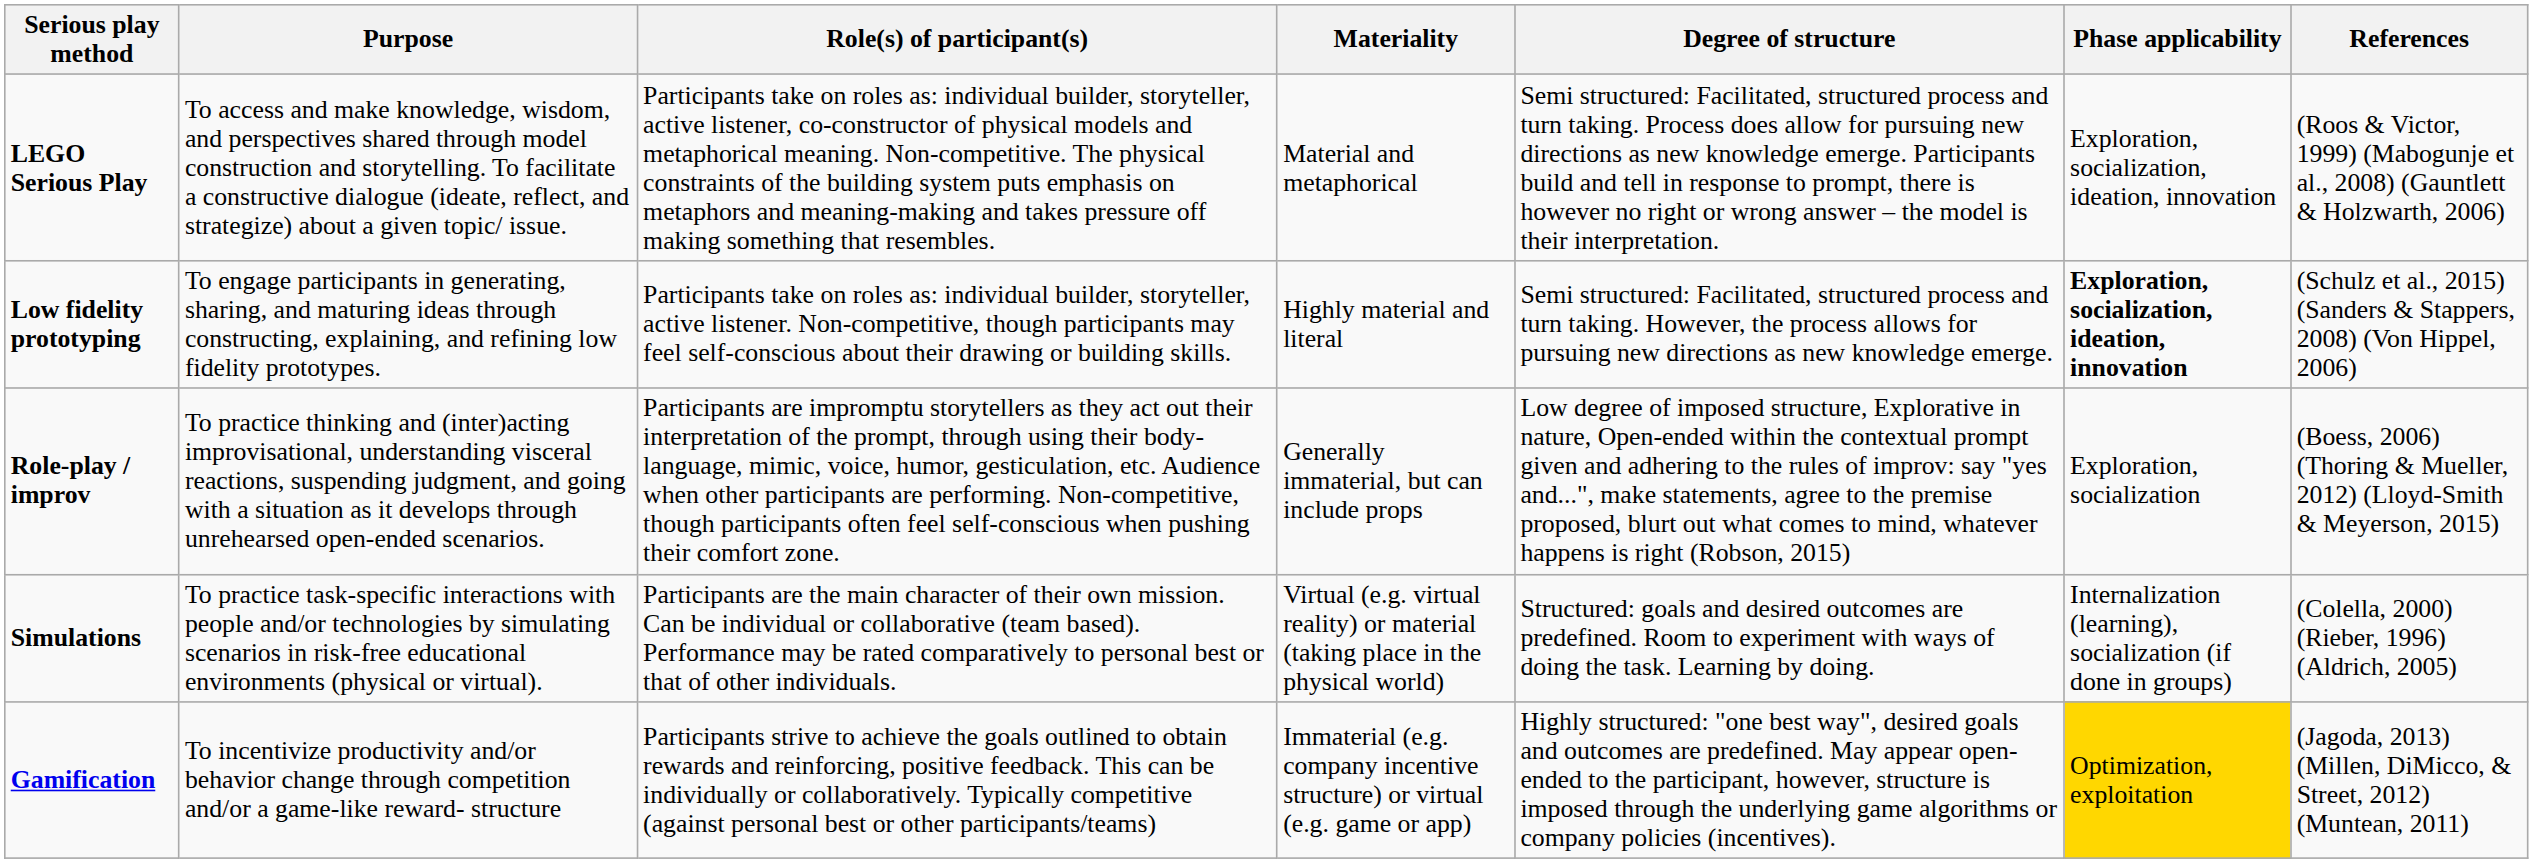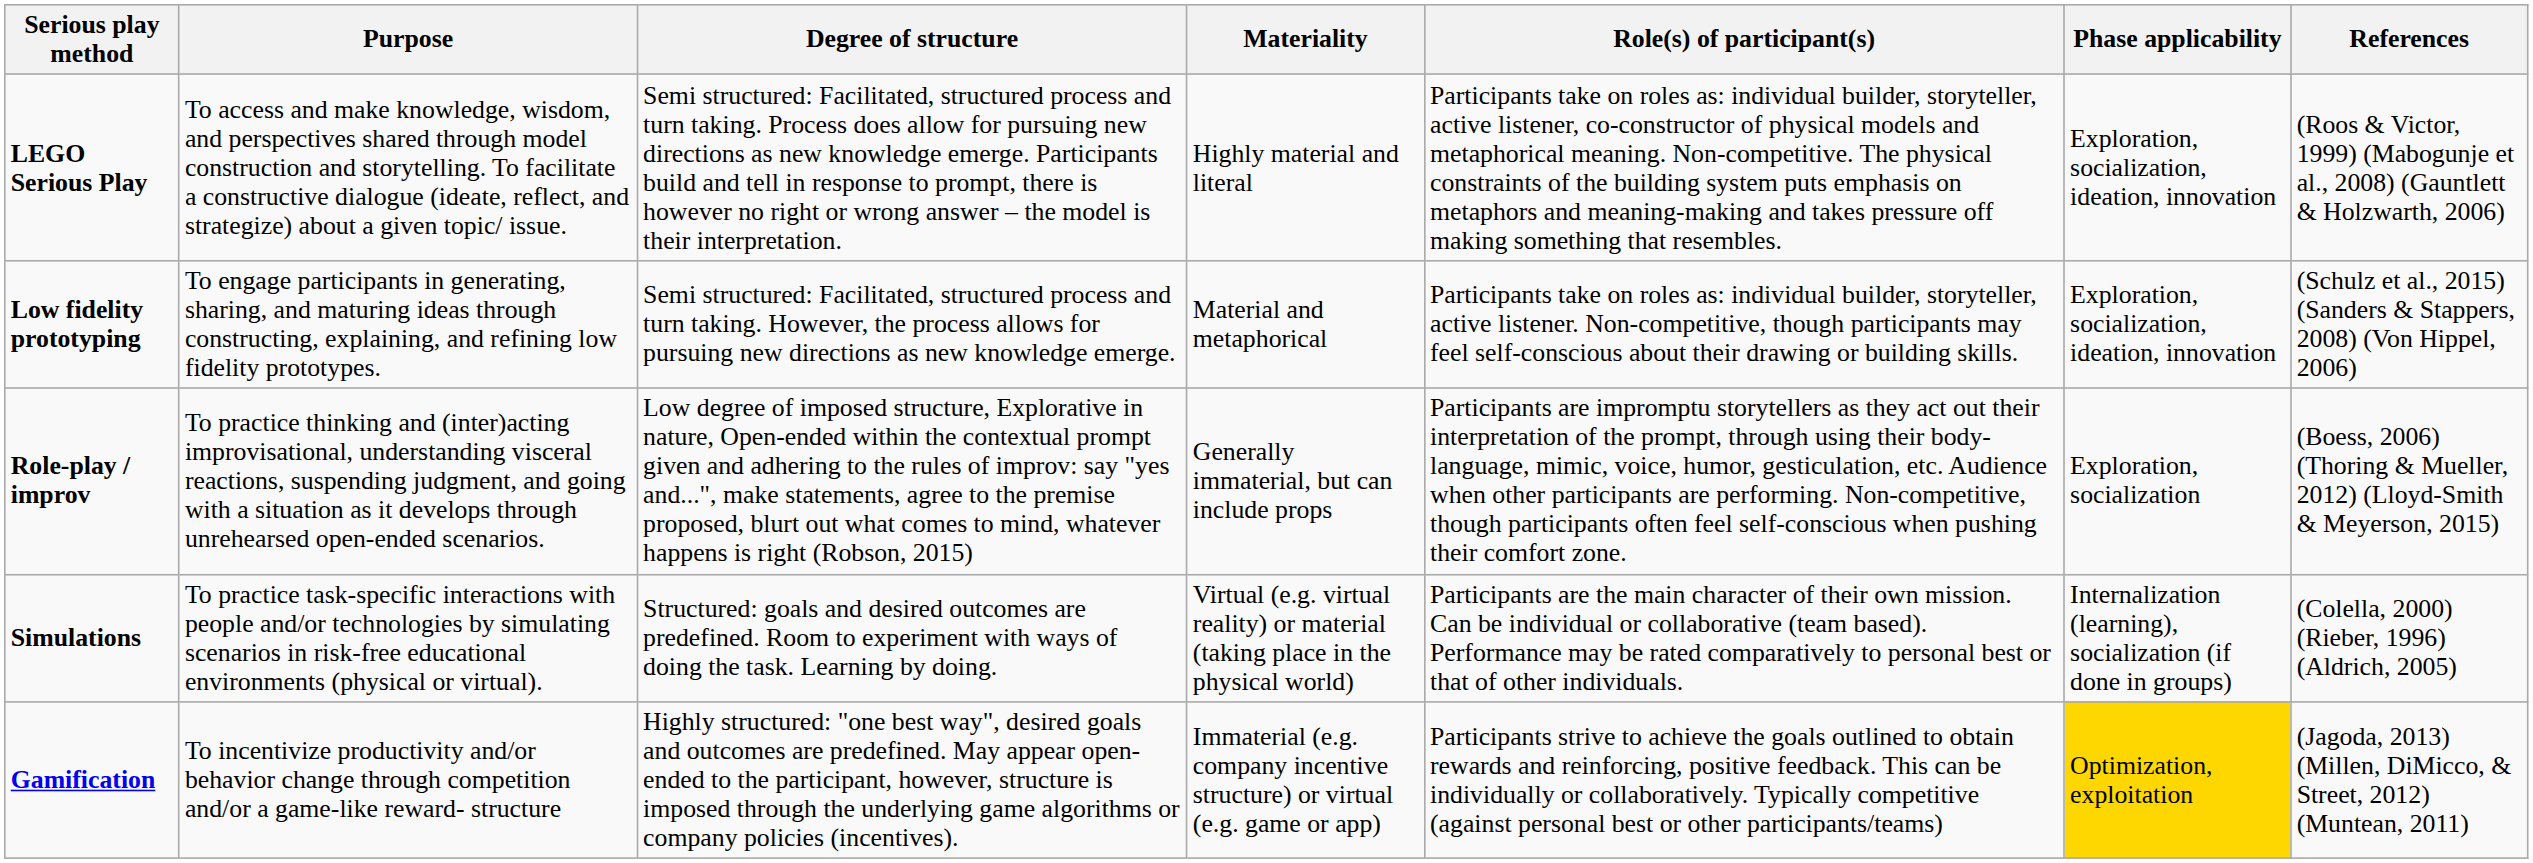columns swapped: (957, 39) <-> (1789, 39)
(1350, 167) Material and metaphorical -> (1296, 167) Highly material and literal
(1386, 323) Highly material and literal -> (1260, 323) Material and metaphorical
(2141, 323) bold -> (2173, 323) normal
